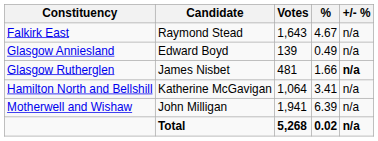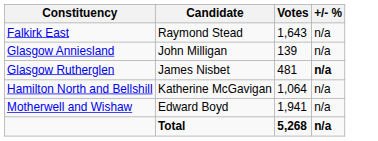- column: (326, 13)
(193, 51) Edward Boyd -> (193, 51) John Milligan
(193, 107) John Milligan -> (193, 107) Edward Boyd
